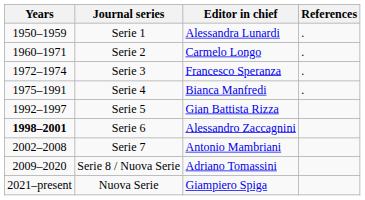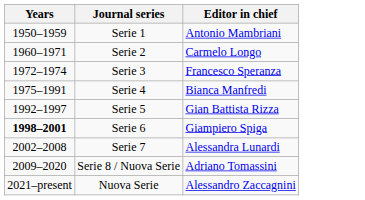- column: (329, 14)
(233, 33) Alessandra Lunardi -> (233, 33) Antonio Mambriani
(241, 128) Alessandro Zaccagnini -> (226, 128) Giampiero Spiga
(233, 147) Antonio Mambriani -> (233, 147) Alessandra Lunardi
(226, 185) Giampiero Spiga -> (241, 185) Alessandro Zaccagnini
